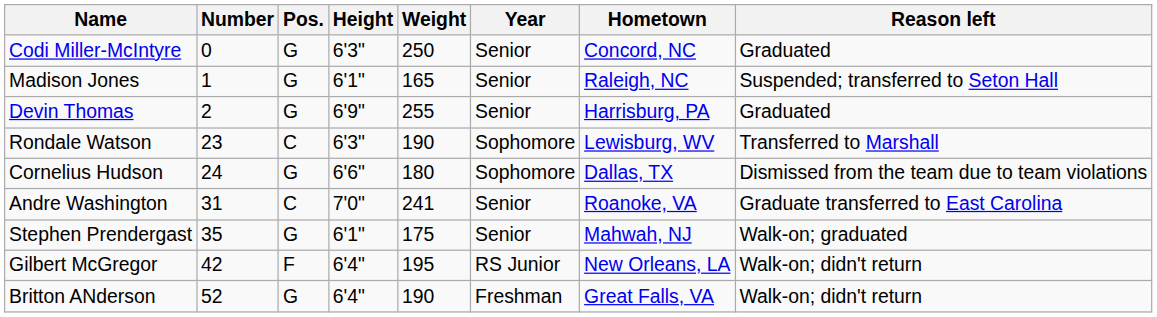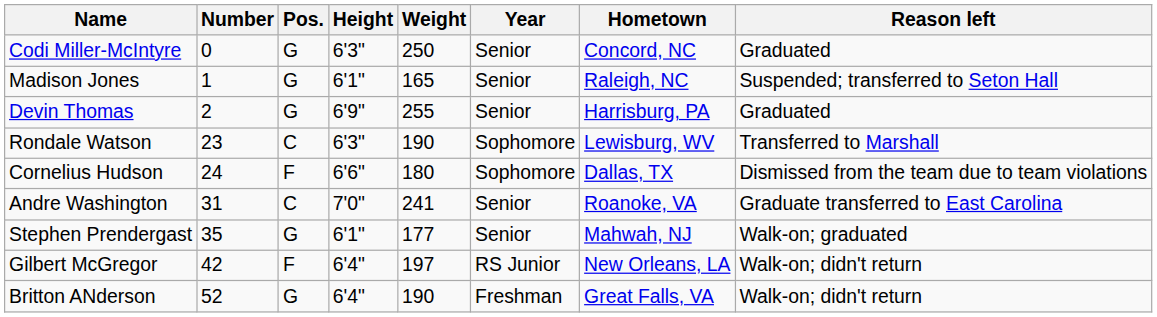(291, 173) G -> (289, 173) F
(418, 234) 175 -> (418, 234) 177
(418, 265) 195 -> (418, 265) 197
